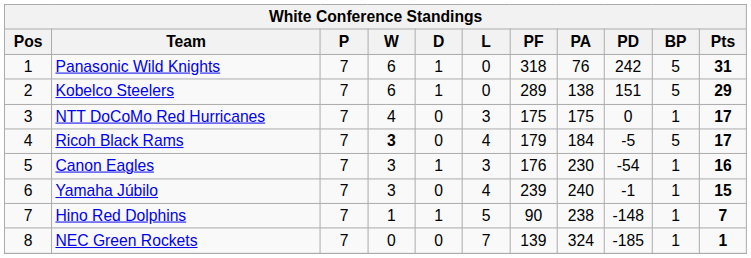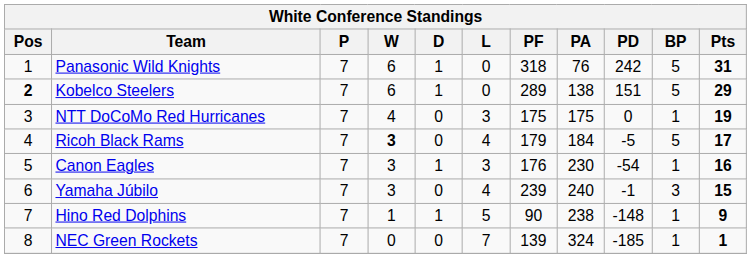(28, 91) normal -> (28, 91) bold
(723, 116) 17 -> (723, 116) 19
(676, 191) 1 -> (676, 191) 3
(723, 215) 7 -> (723, 215) 9
